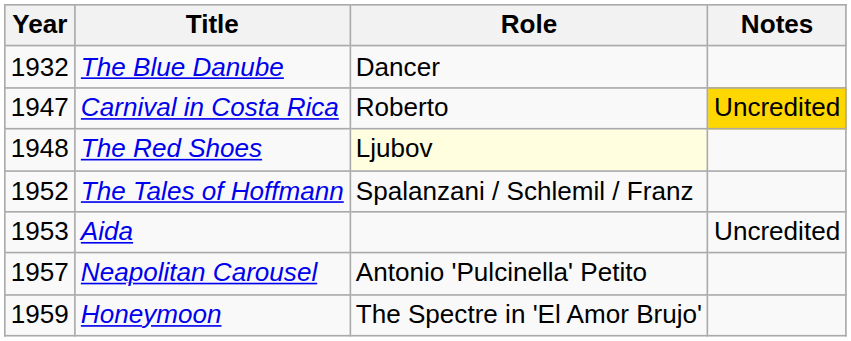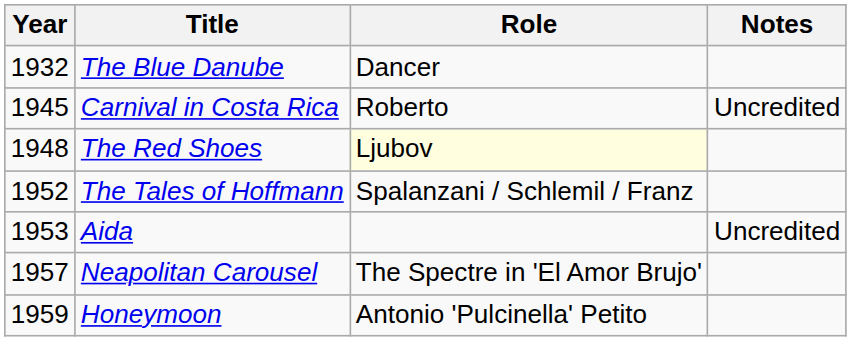(40, 107) 1947 -> (40, 107) 1945
(777, 107) gold background -> (777, 107) no background
(501, 273) Antonio 'Pulcinella' Petito -> (529, 273) The Spectre in 'El Amor Brujo'
(529, 314) The Spectre in 'El Amor Brujo' -> (501, 314) Antonio 'Pulcinella' Petito
